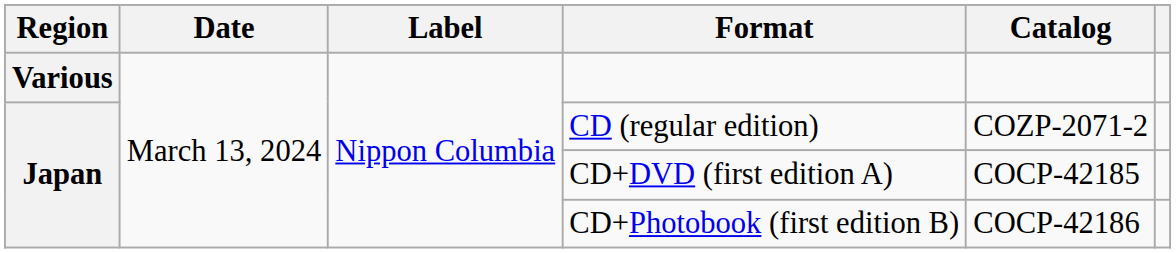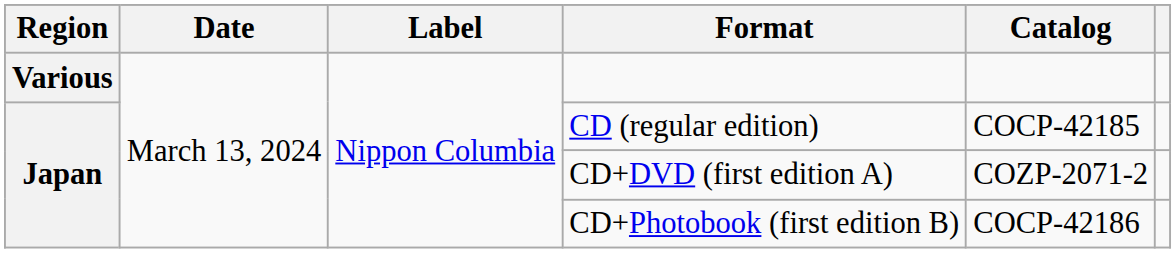(1061, 125) COZP-2071-2 -> (1056, 125) COCP-42185
(1056, 174) COCP-42185 -> (1061, 174) COZP-2071-2
